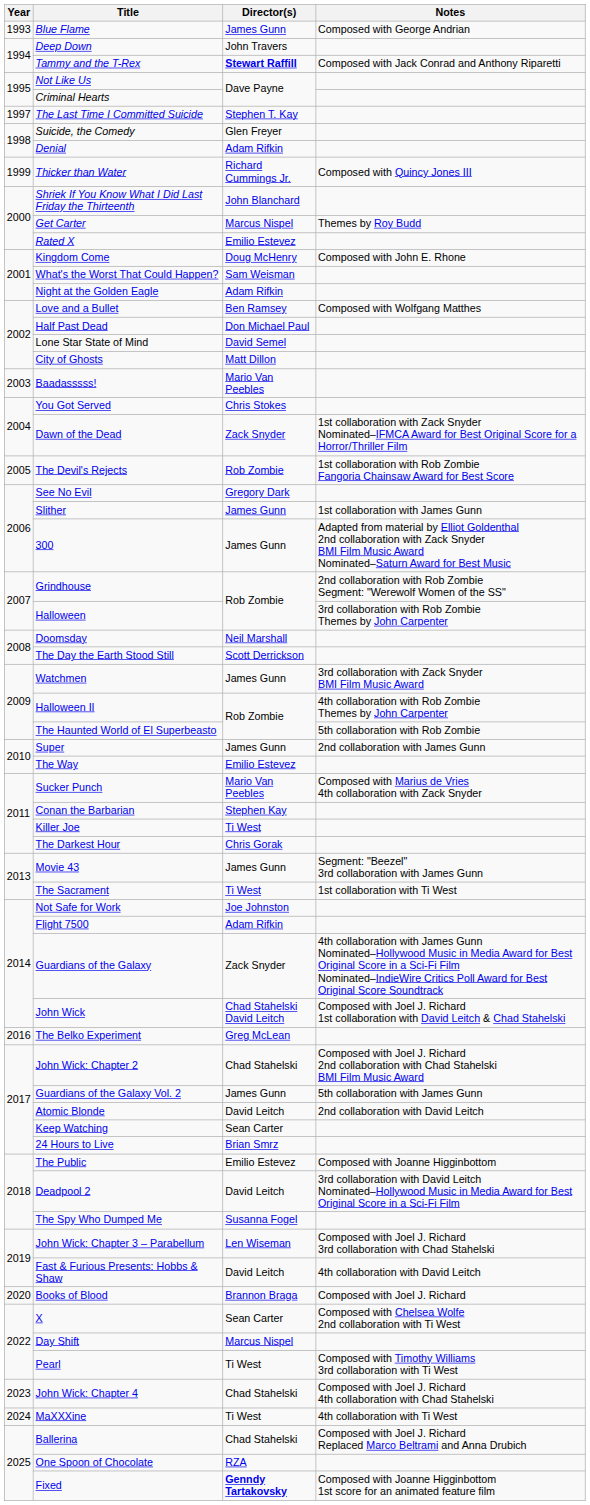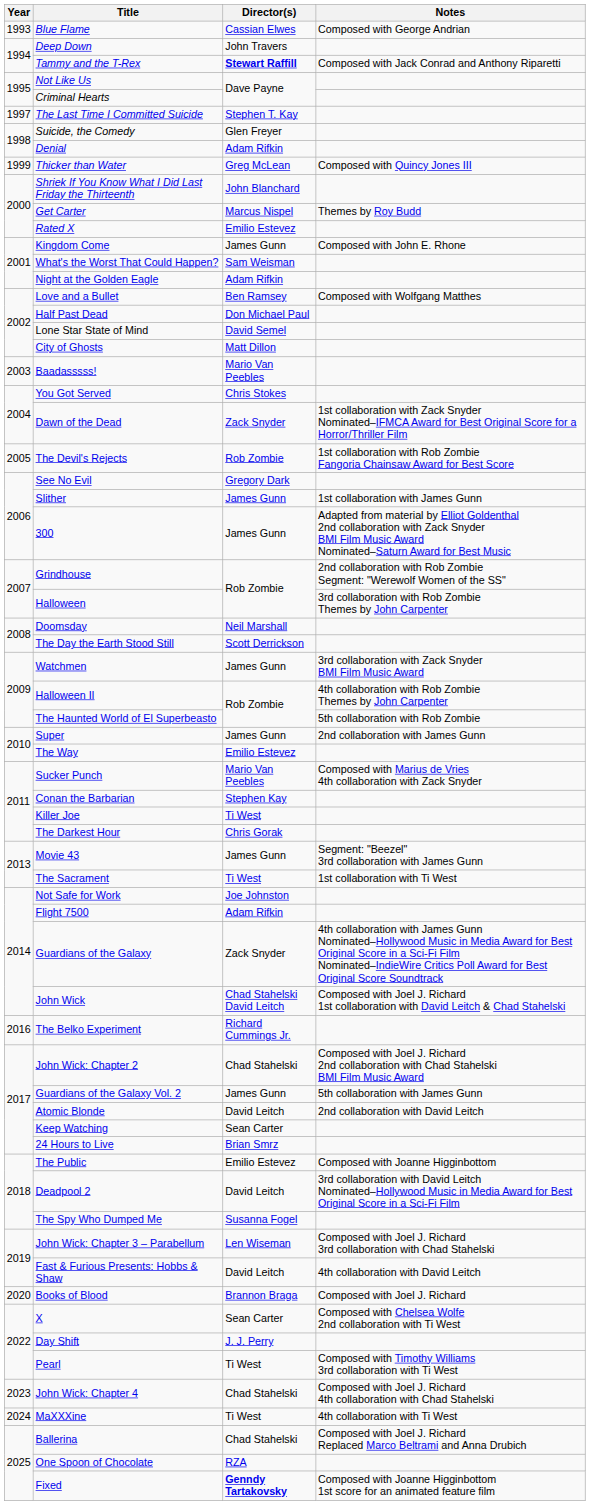(256, 30) James Gunn -> (260, 30) Cassian Elwes
(258, 172) Richard Cummings Jr. -> (258, 166) Greg McLean
(261, 258) Doug McHenry -> (256, 246) James Gunn
(258, 1036) Greg McLean -> (258, 1030) Richard Cummings Jr.
(259, 1341) Marcus Nispel -> (249, 1341) J. J. Perry
